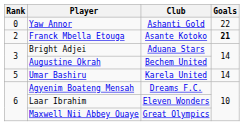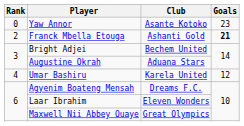(176, 24) Ashanti Gold -> (176, 24) Asante Kotoko
(225, 24) 22 -> (225, 24) 23
(176, 37) Asante Kotoko -> (176, 37) Ashanti Gold
(176, 50) Aduana Stars -> (176, 50) Bechem United
(176, 62) Bechem United -> (176, 62) Aduana Stars
(16, 75) 5 -> (16, 75) 4
(225, 75) 14 -> (225, 75) 12
